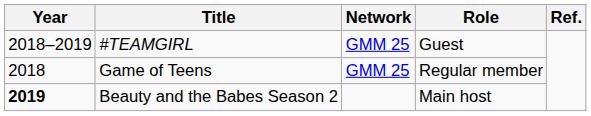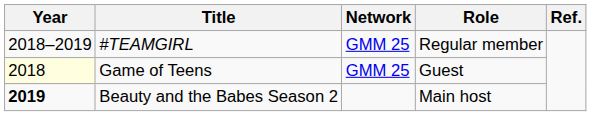(441, 44) Guest -> (481, 44) Regular member
(27, 70) no background -> (27, 70) lightyellow background
(481, 70) Regular member -> (441, 70) Guest
